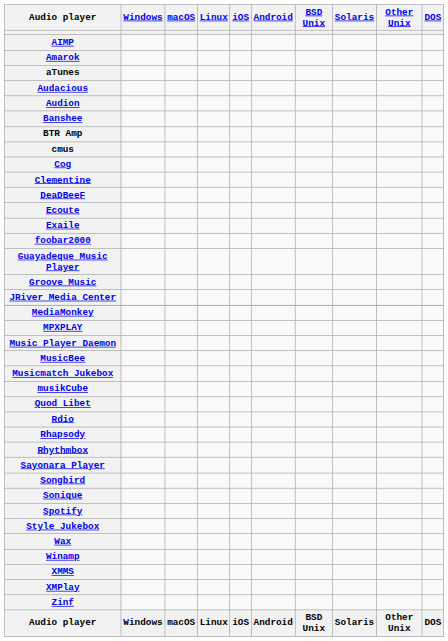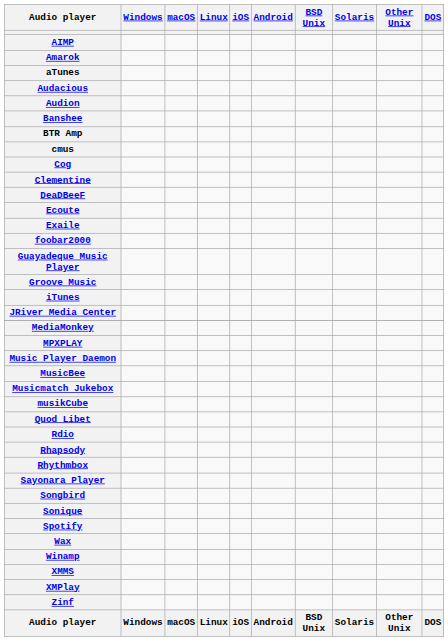+ row: (63, 297)
- row: (63, 526)
